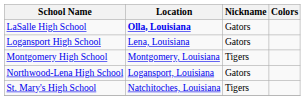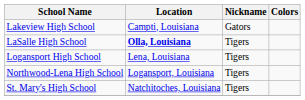+ row: (51, 27)
(238, 27) Gators -> (237, 42) Tigers
(238, 42) Gators -> (237, 57) Tigers
- row: (57, 57)
(238, 73) Gators -> (237, 73) Tigers
